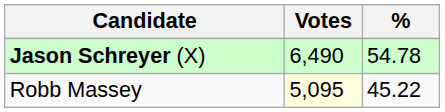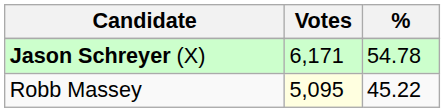(317, 55) 6,490 -> (317, 55) 6,171
